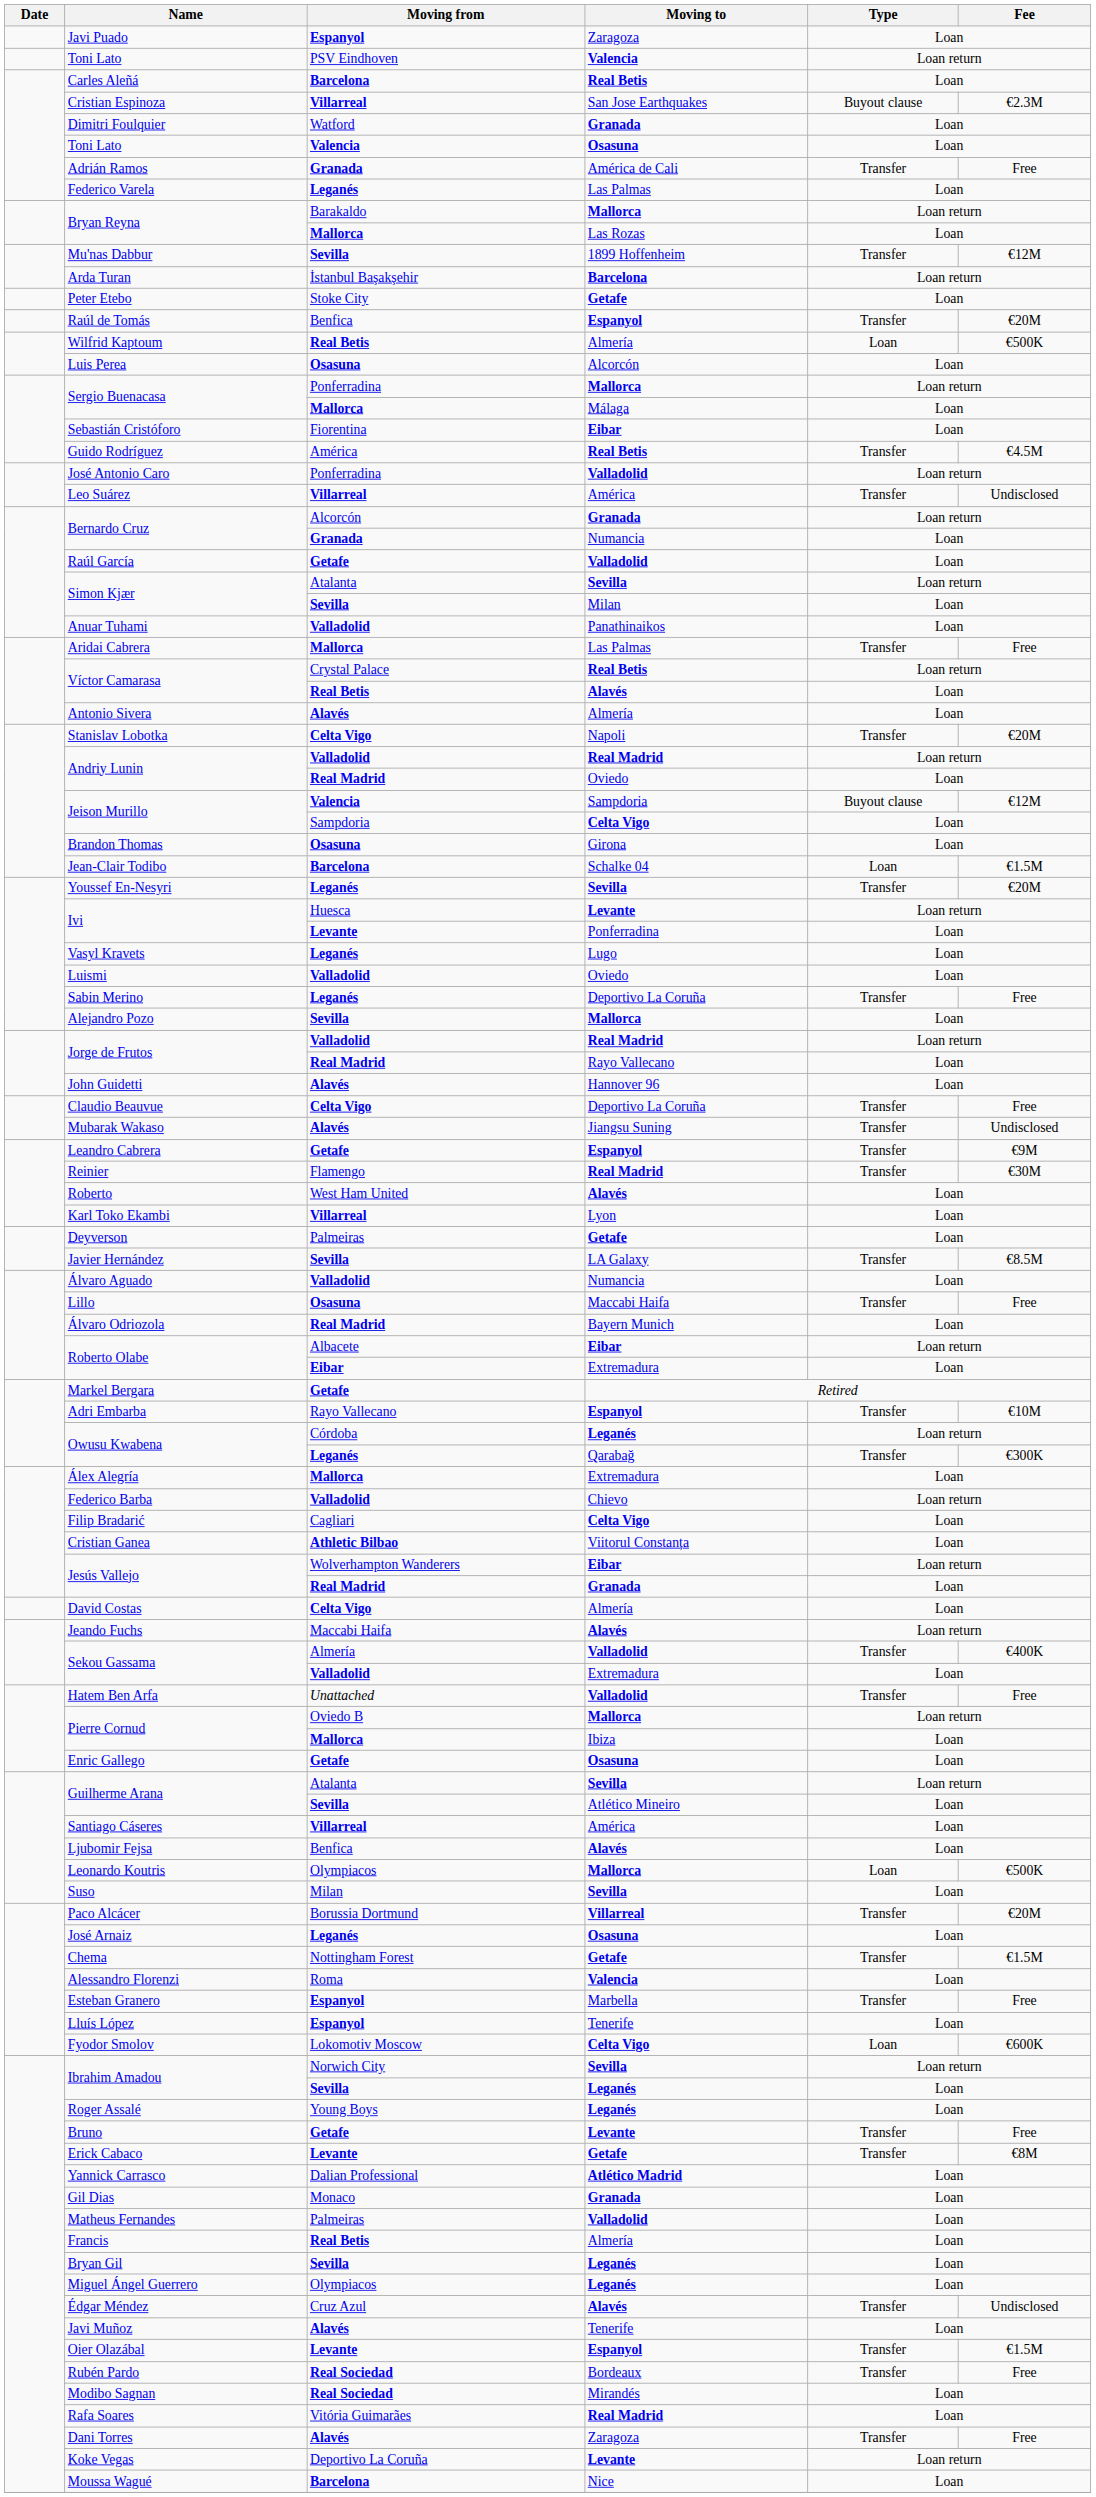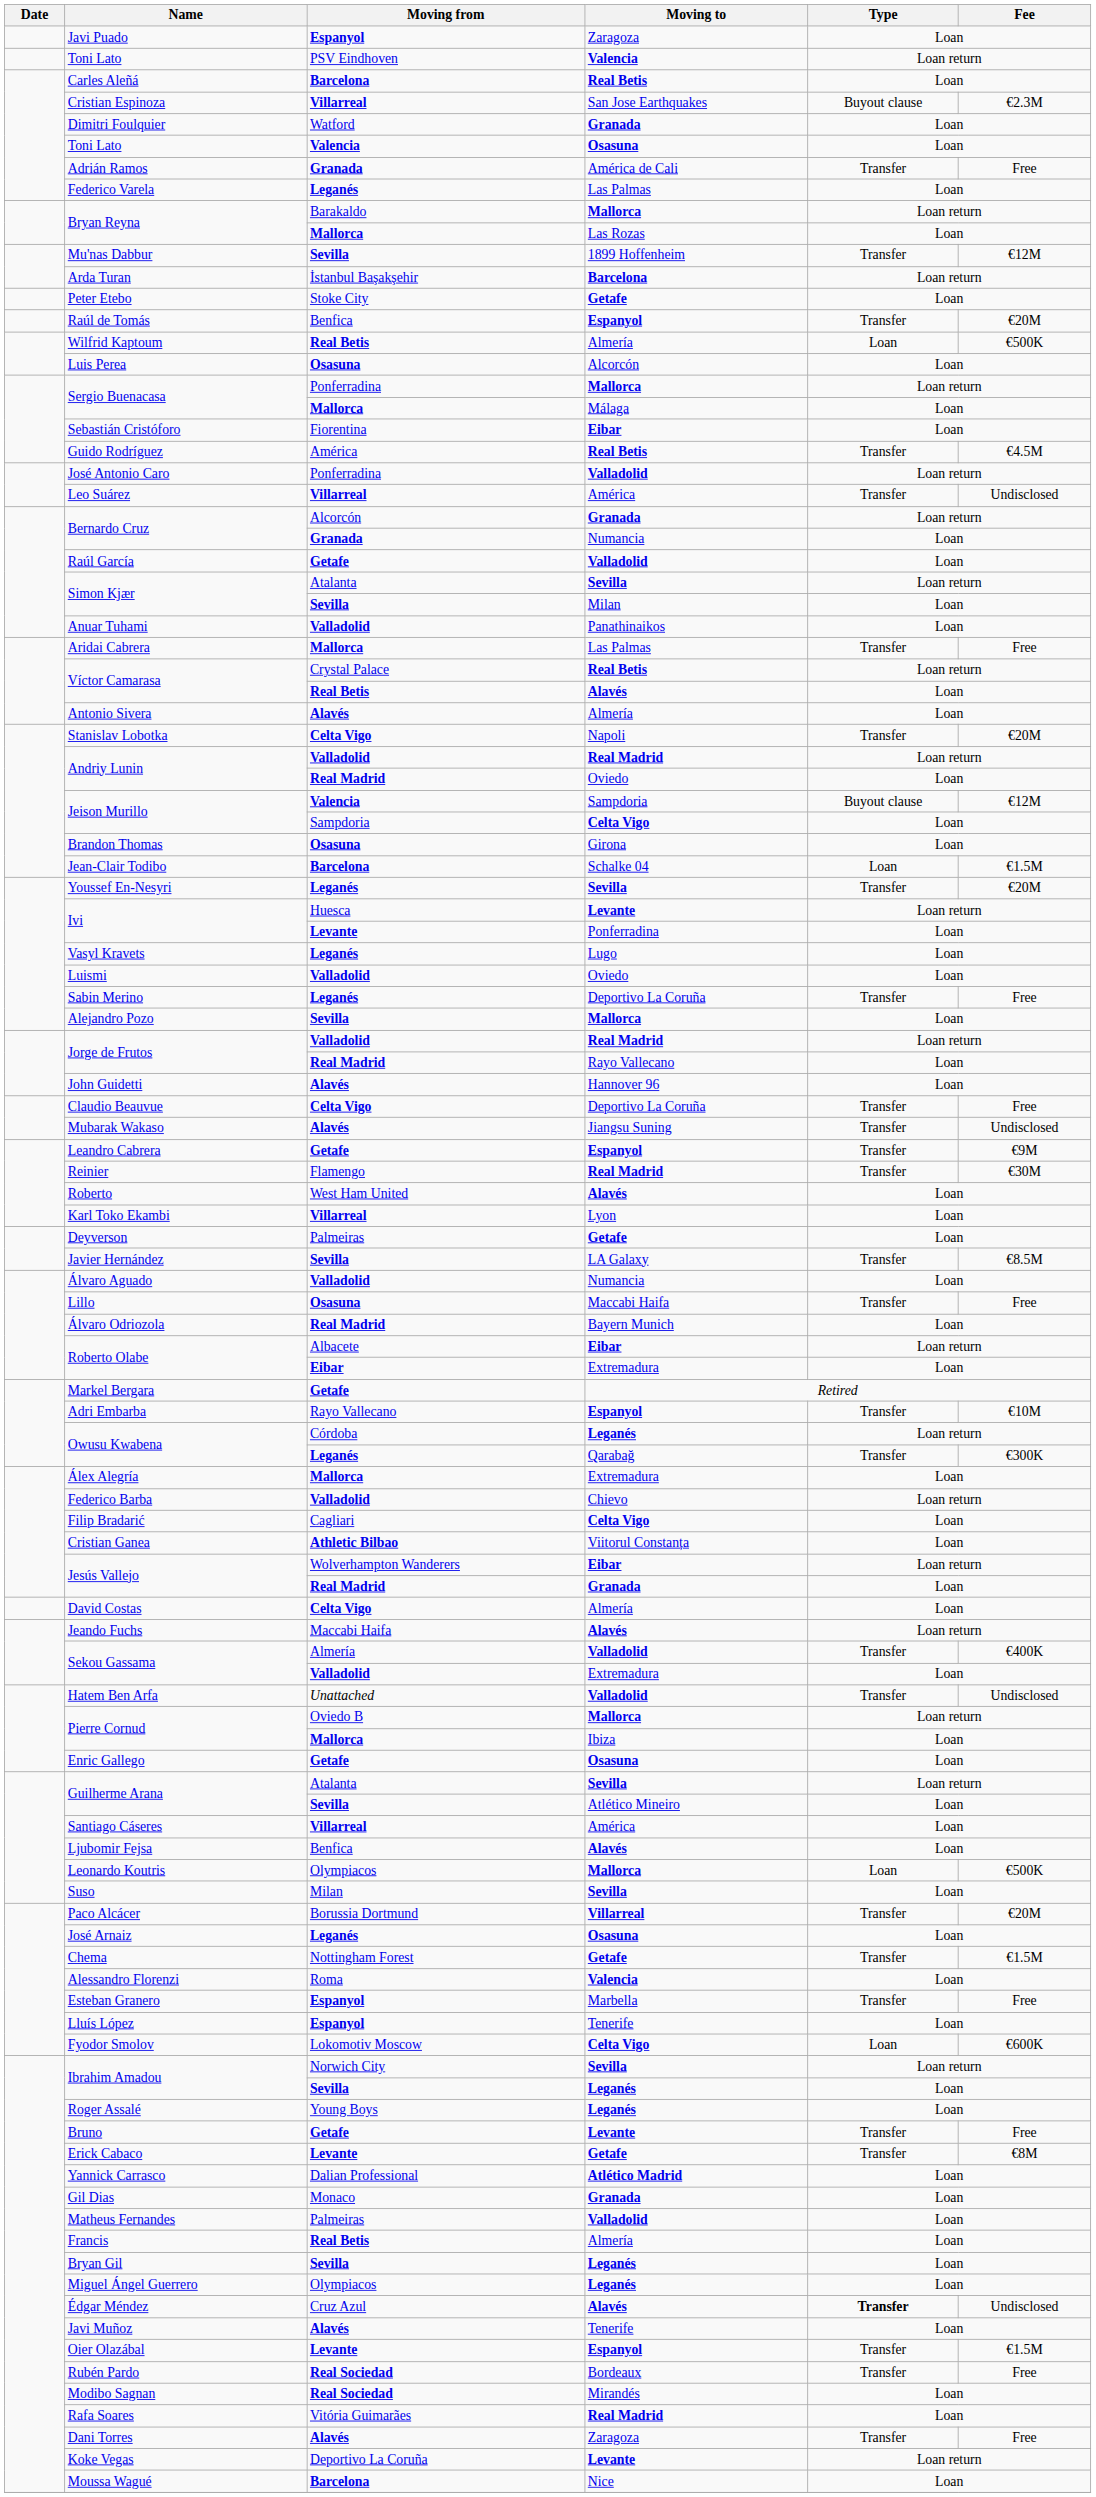(1024, 1695) Free -> (1024, 1695) Undisclosed
(883, 2306) normal -> (883, 2306) bold
